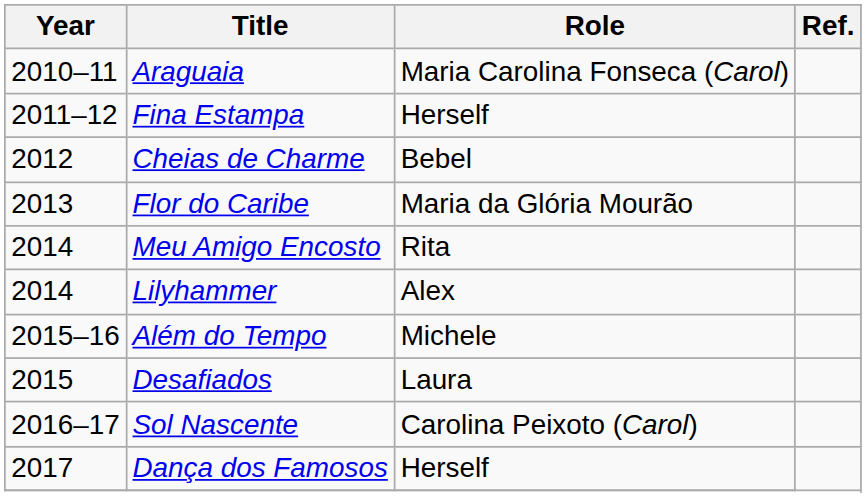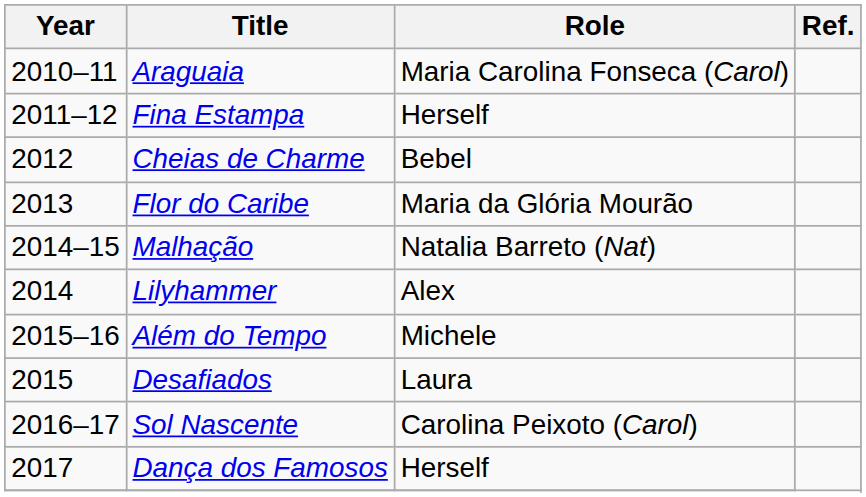+ row: (193, 247)
- row: (257, 247)
